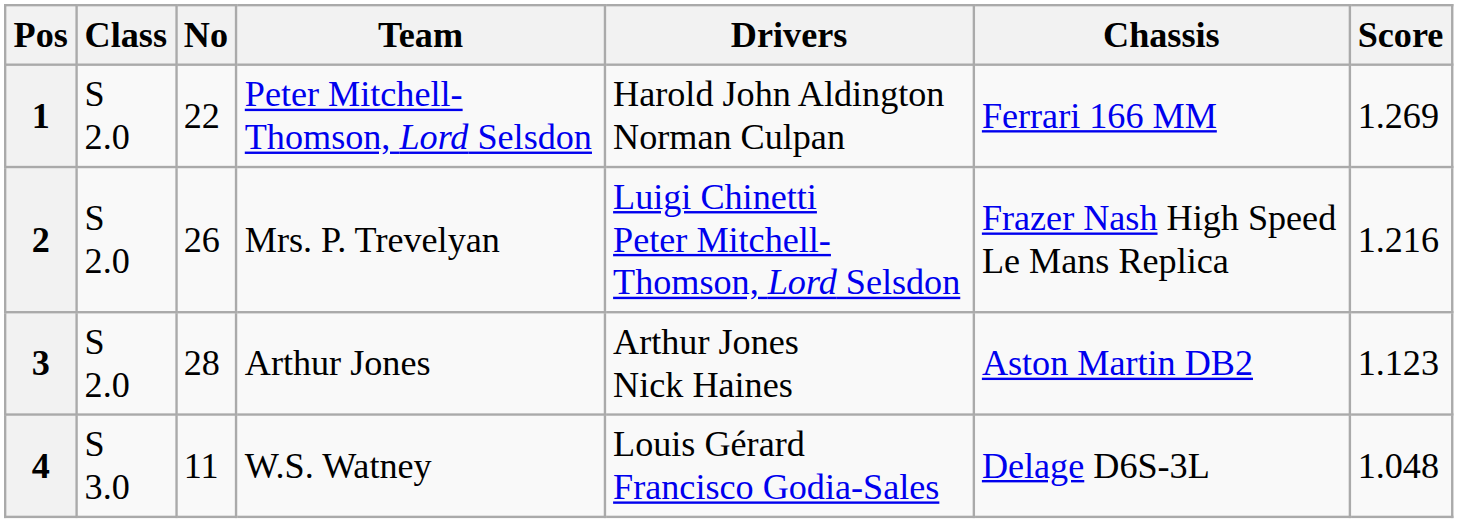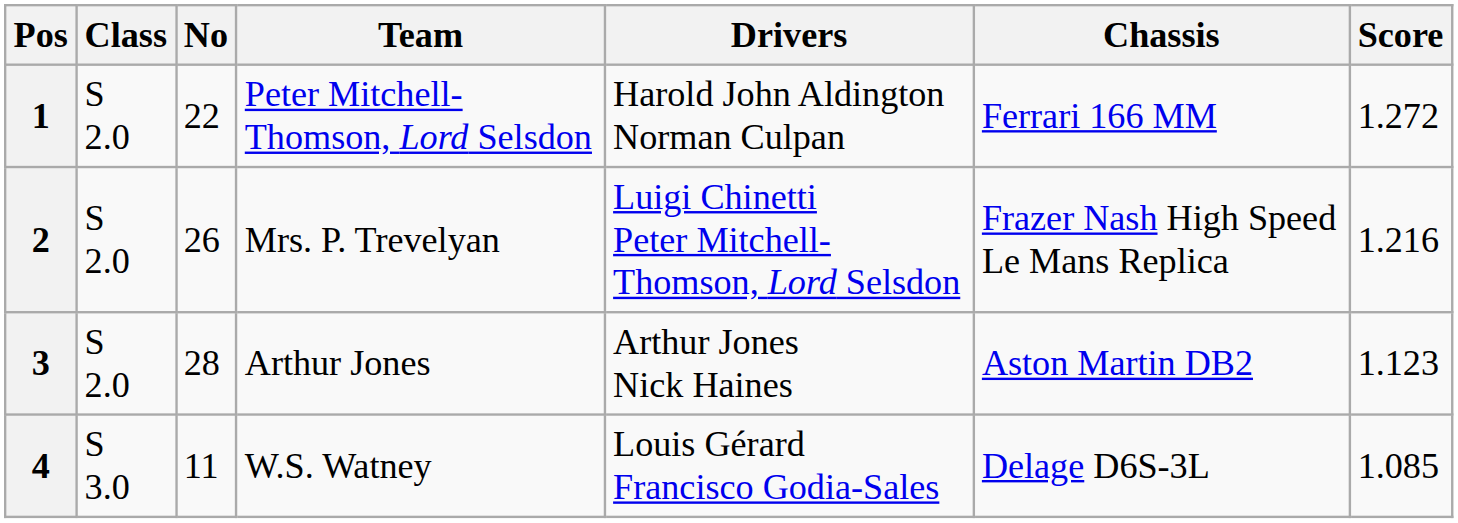(1398, 115) 1.269 -> (1398, 115) 1.272
(1398, 465) 1.048 -> (1398, 465) 1.085
